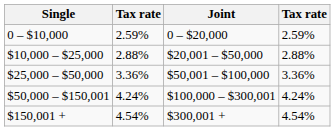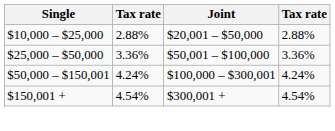- row: (38, 34)
